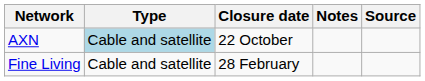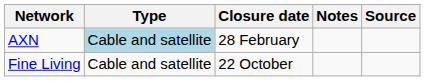(255, 40) 22 October -> (259, 40) 28 February
(259, 64) 28 February -> (255, 64) 22 October
